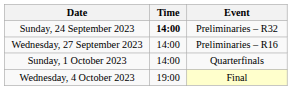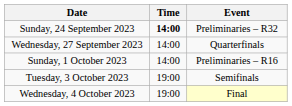(237, 45) Preliminaries – R16 -> (237, 45) Quarterfinals
(237, 61) Quarterfinals -> (237, 61) Preliminaries – R16
+ row: (77, 77)
